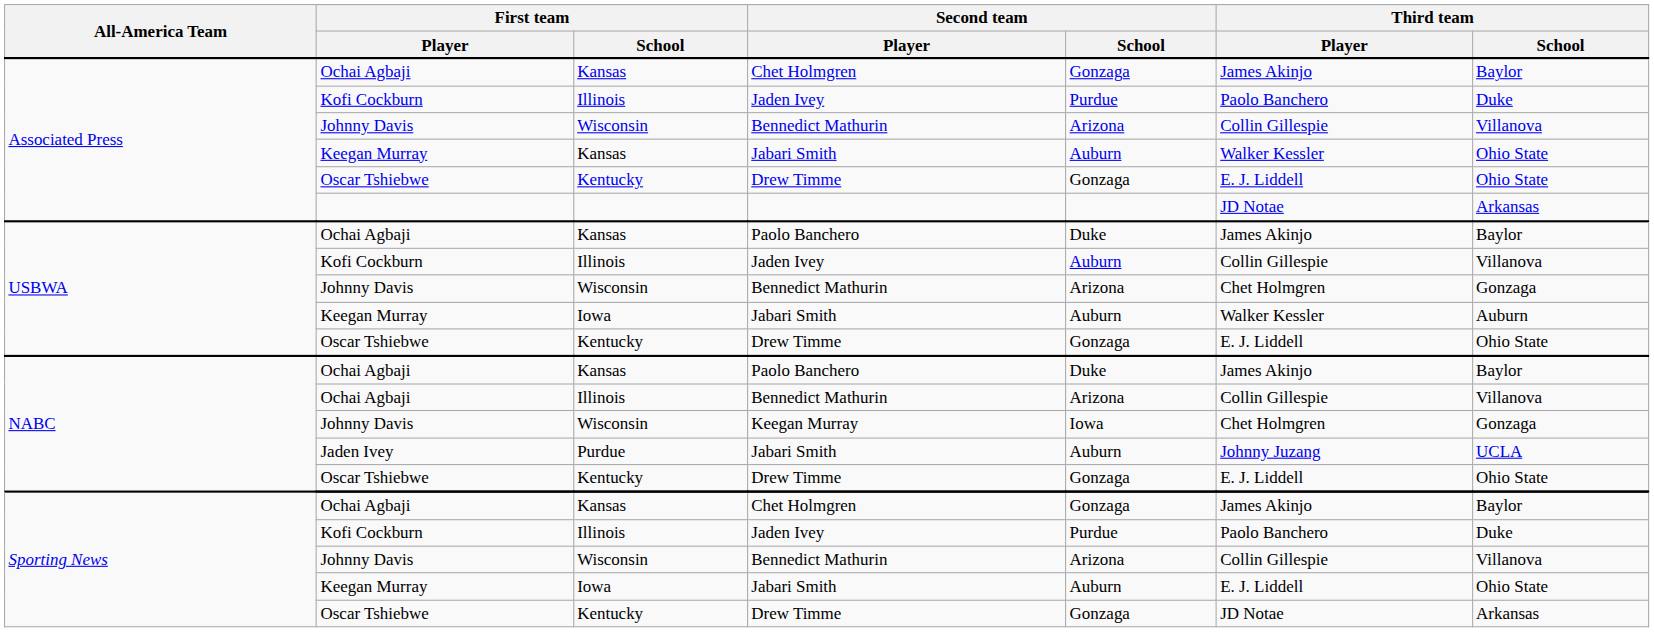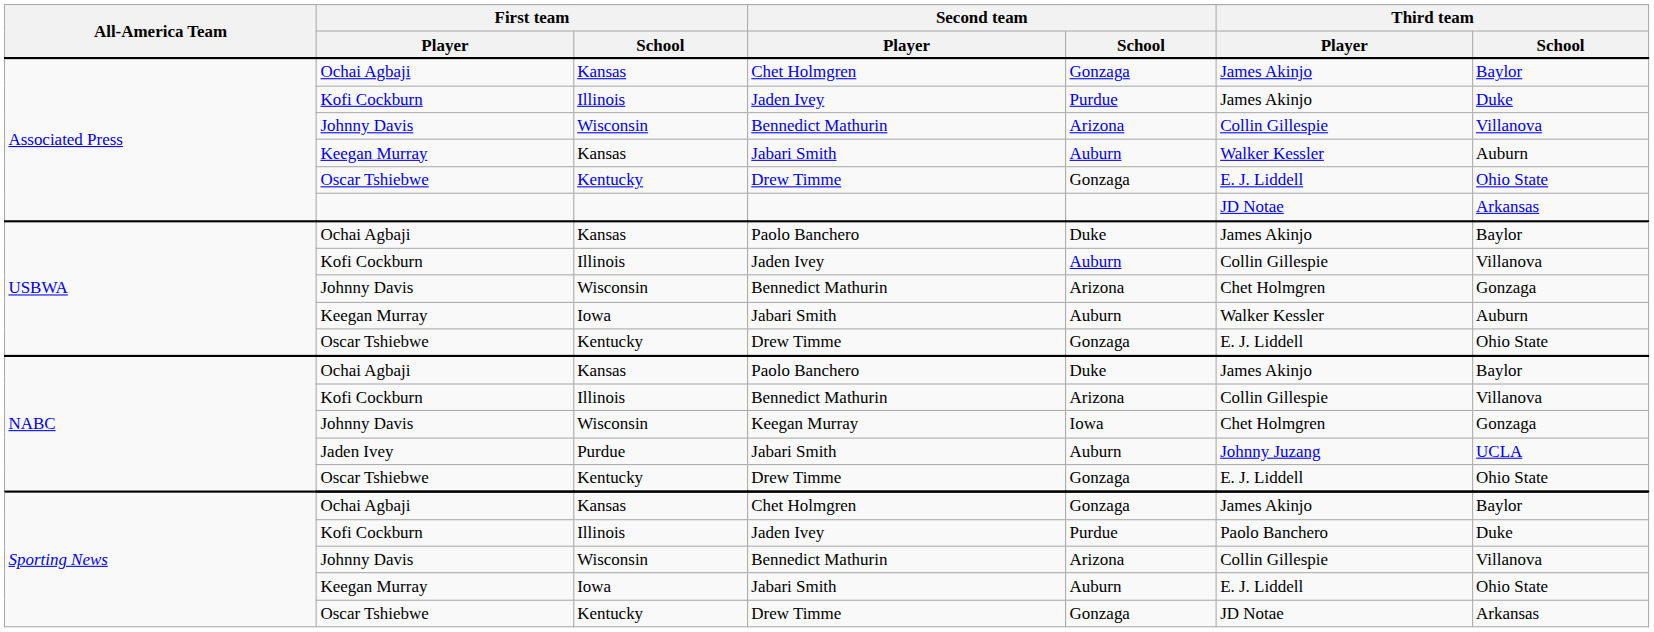(1274, 99) Paolo Banchero -> (1266, 99) James Akinjo
(1512, 152) Ohio State -> (1502, 152) Auburn
(365, 397) Ochai Agbaji -> (372, 397) Kofi Cockburn
